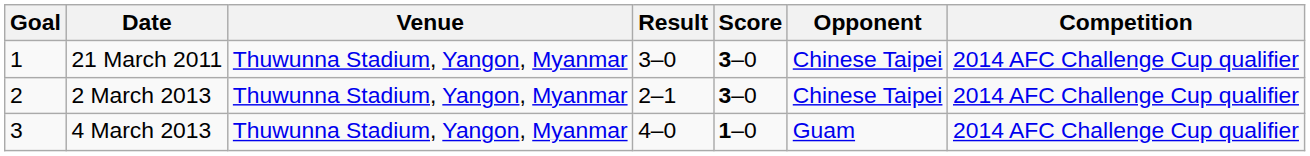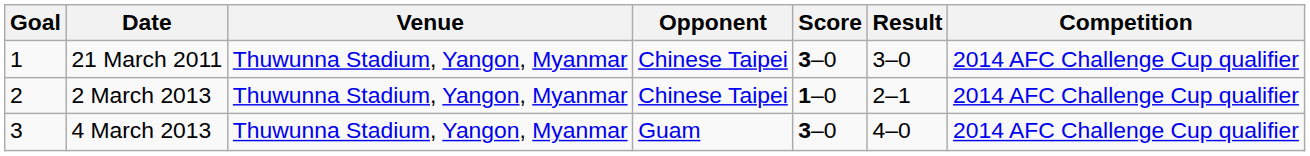columns swapped: (868, 22) <-> (673, 22)
(738, 95) 3–0 -> (817, 95) 1–0
(738, 131) 1–0 -> (817, 131) 3–0
